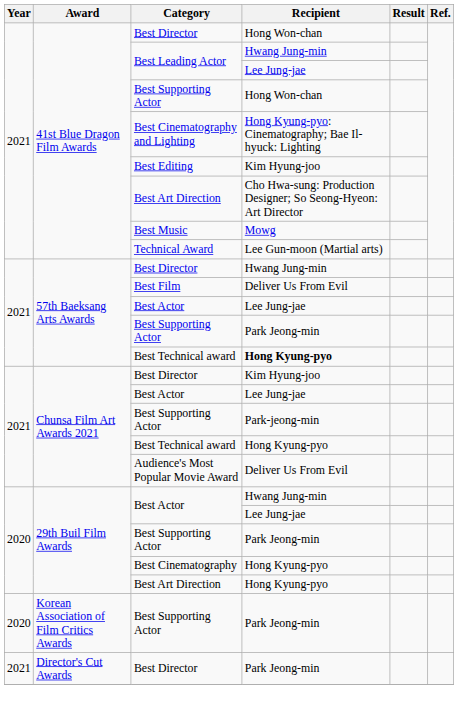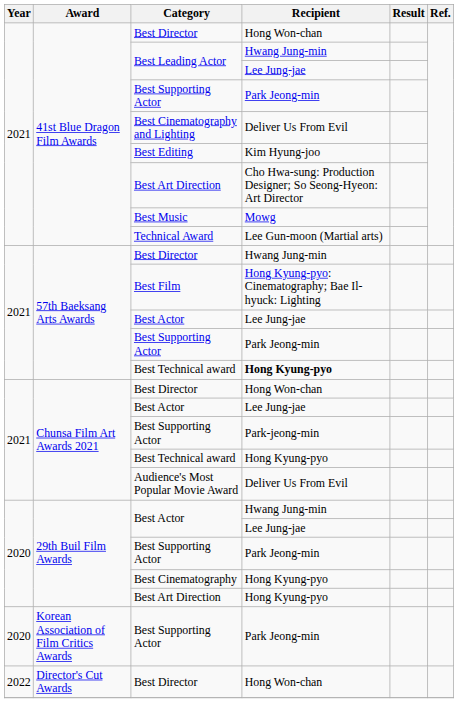(284, 95) Hong Won-chan -> (282, 95) Park Jeong-min
(304, 134) Hong Kyung-pyo: Cinematography; Bae Il-hyuck: Lighting -> (296, 127) Deliver Us From Evil
(296, 287) Deliver Us From Evil -> (304, 287) Hong Kyung-pyo: Cinematography; Bae Il-hyuck: Lighting
(282, 375) Kim Hyung-joo -> (284, 388) Hong Won-chan
(19, 668) 2021 -> (19, 681) 2022
(282, 668) Park Jeong-min -> (284, 681) Hong Won-chan
